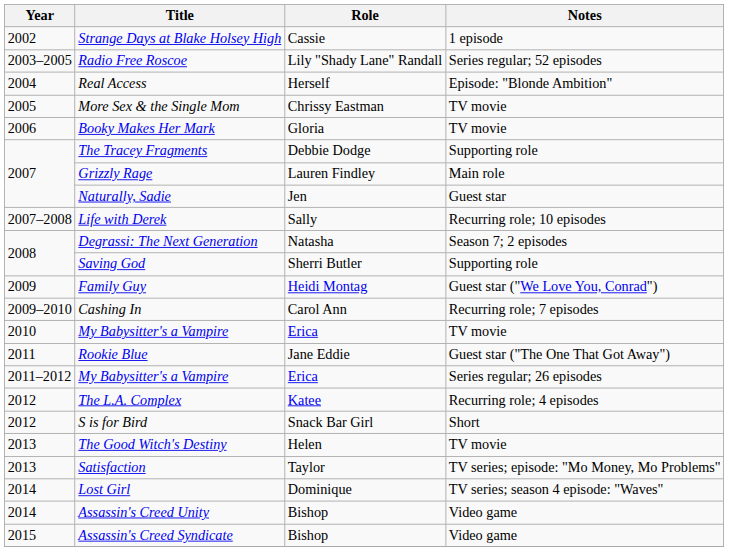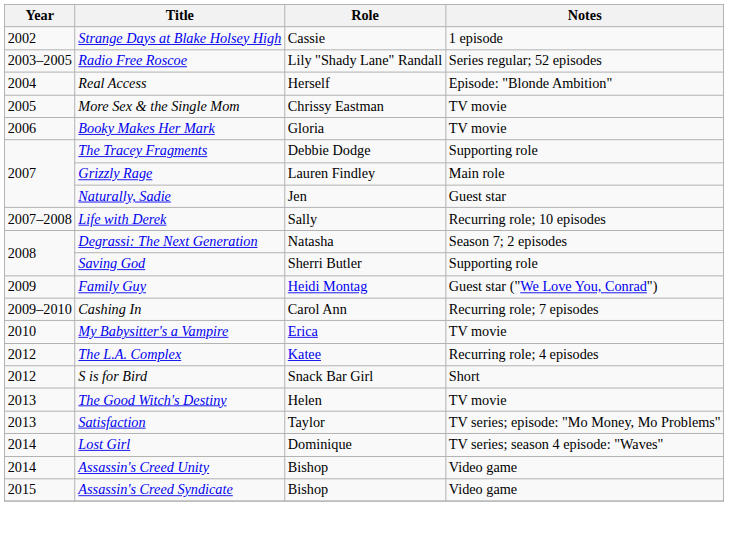- row: (113, 354)
- row: (153, 377)
